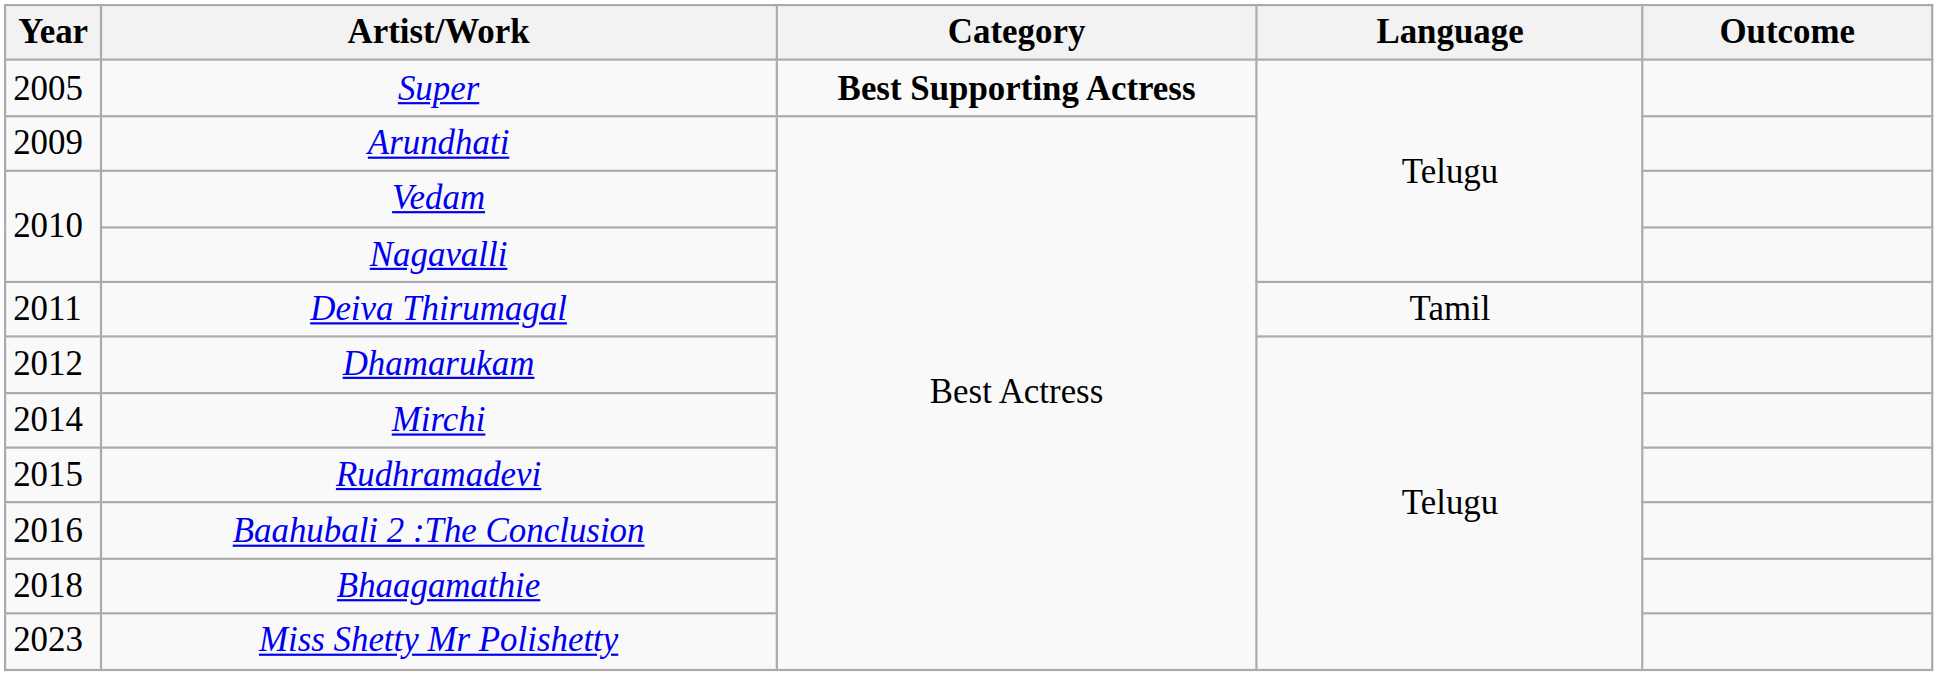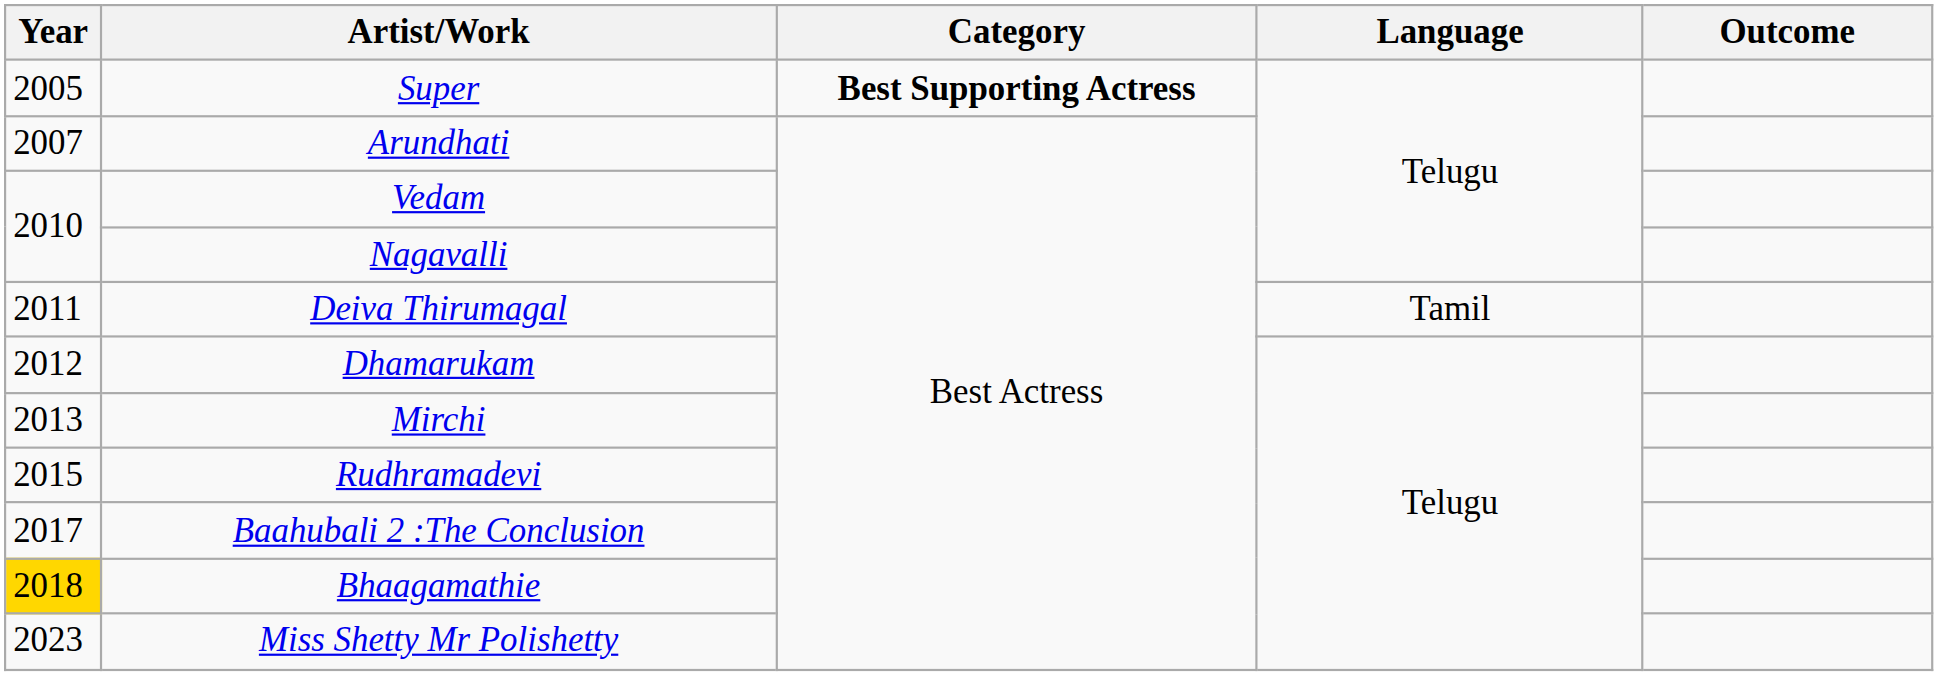(48, 142) 2009 -> (48, 142) 2007
(48, 419) 2014 -> (48, 419) 2013
(48, 530) 2016 -> (48, 530) 2017
(48, 585) no background -> (48, 585) gold background
